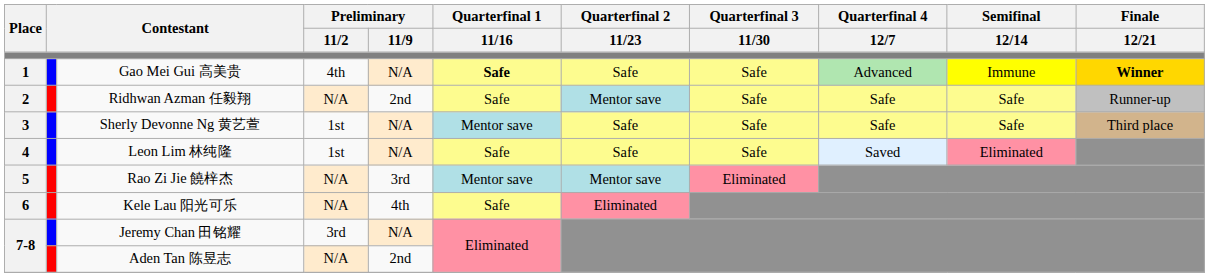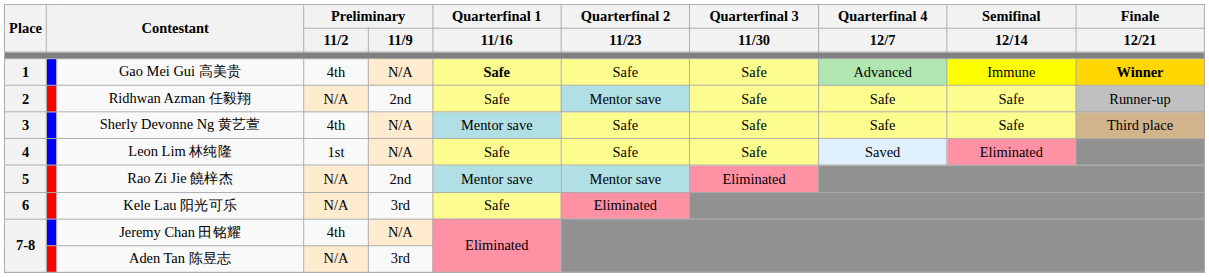(336, 125) 1st -> (336, 125) 4th
(400, 178) 3rd -> (400, 178) 2nd
(400, 205) 4th -> (400, 205) 3rd
(336, 232) 3rd -> (336, 232) 4th
(400, 258) 2nd -> (400, 258) 3rd
